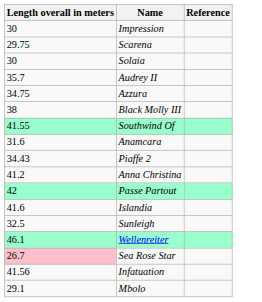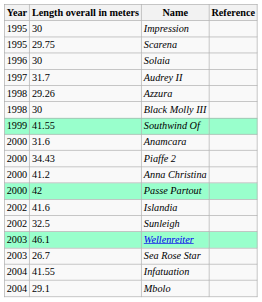+ column: (17, 12)
(16, 77) 35.7 -> (41, 77) 31.7
(18, 93) 34.75 -> (43, 93) 29.26
(12, 110) 38 -> (37, 110) 30
(16, 256) pink background -> (41, 256) no background
(18, 272) 41.56 -> (43, 272) 41.55
